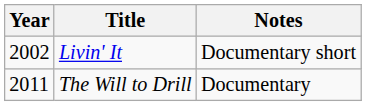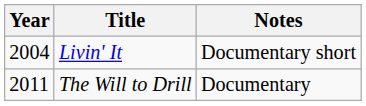(29, 52) 2002 -> (29, 52) 2004
